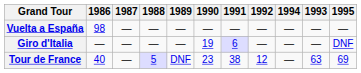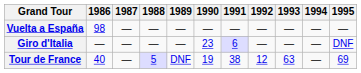columns swapped: (316, 12) <-> (289, 12)
(208, 44) 19 -> (208, 44) 23
(208, 60) 23 -> (208, 60) 19
